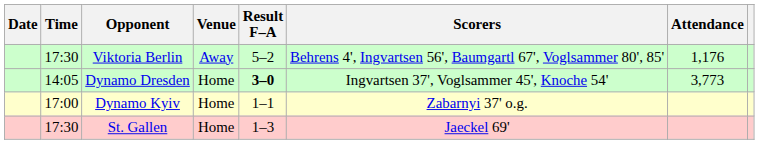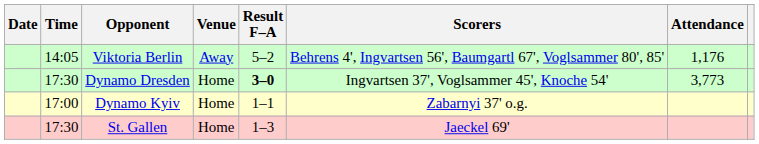(61, 56) 17:30 -> (61, 56) 14:05
(61, 80) 14:05 -> (61, 80) 17:30
